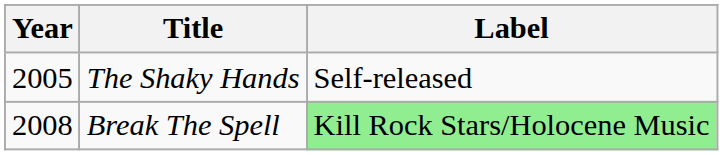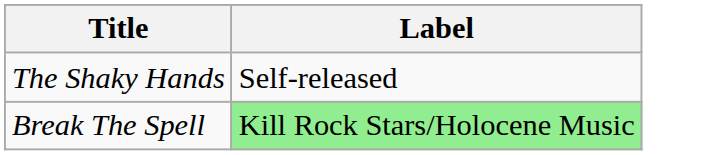- column: (42, 28)
